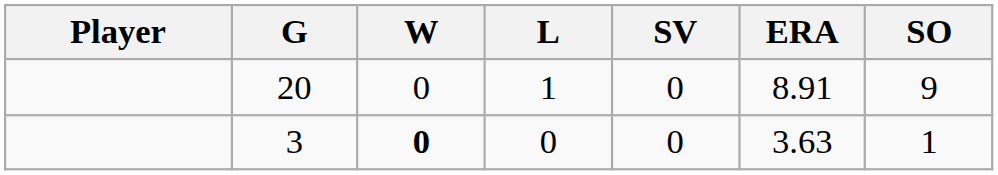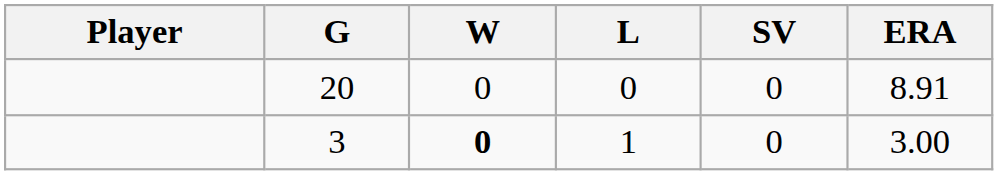- column: (929, 31)
(548, 86) 1 -> (628, 86) 0
(548, 141) 0 -> (628, 141) 1
(802, 141) 3.63 -> (920, 141) 3.00
